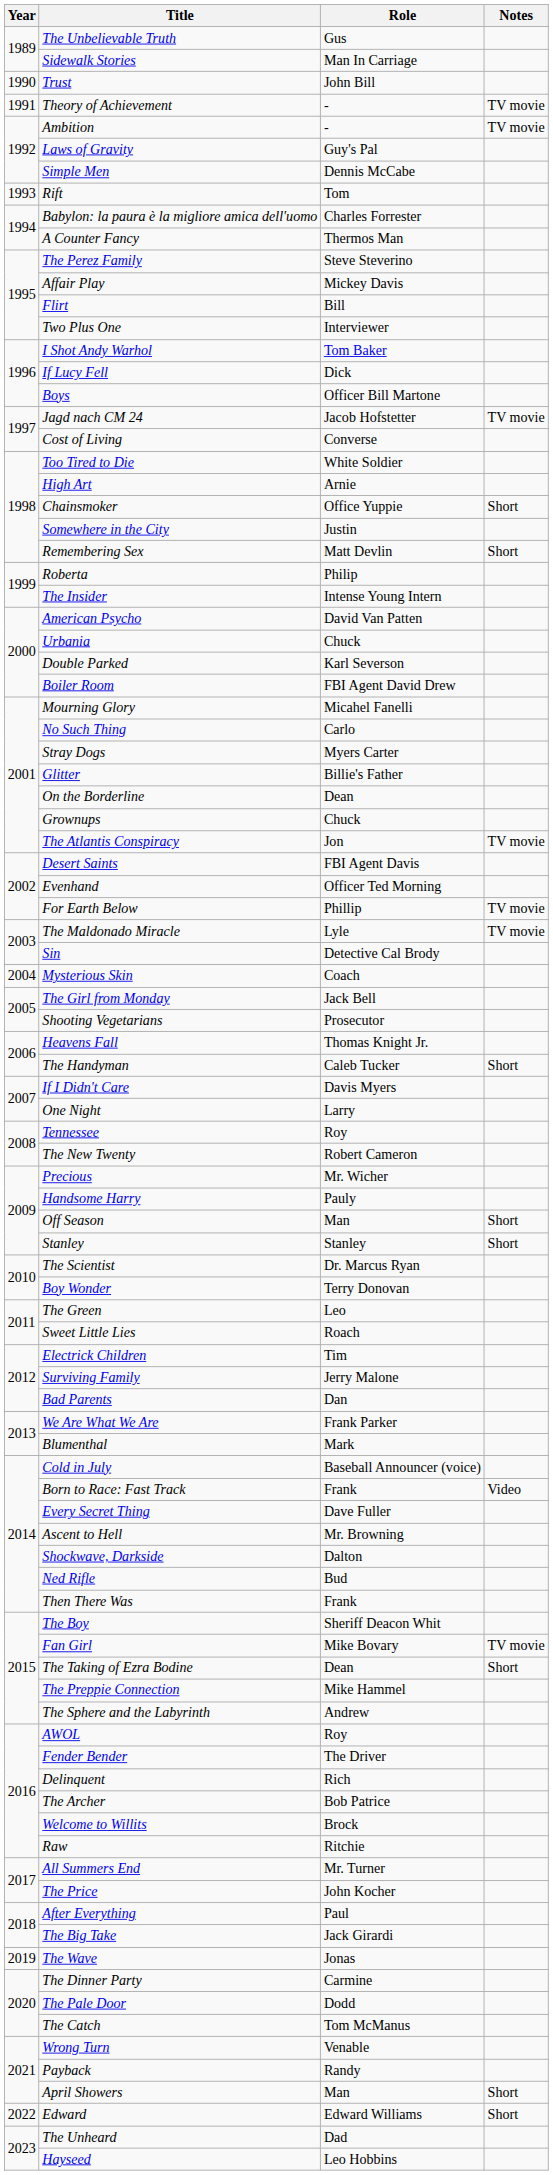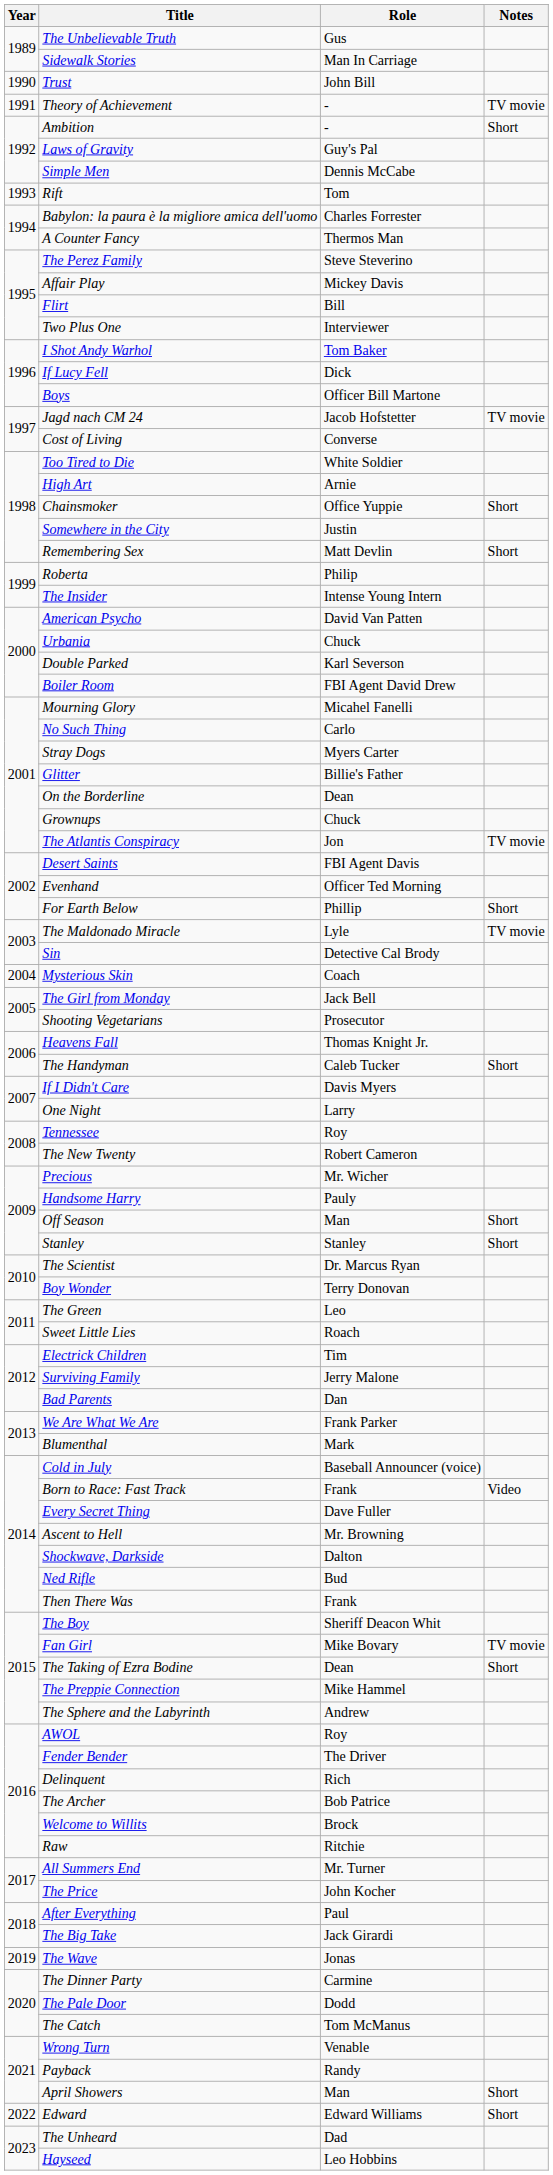(516, 127) TV movie -> (503, 127) Short
(516, 908) TV movie -> (503, 908) Short
